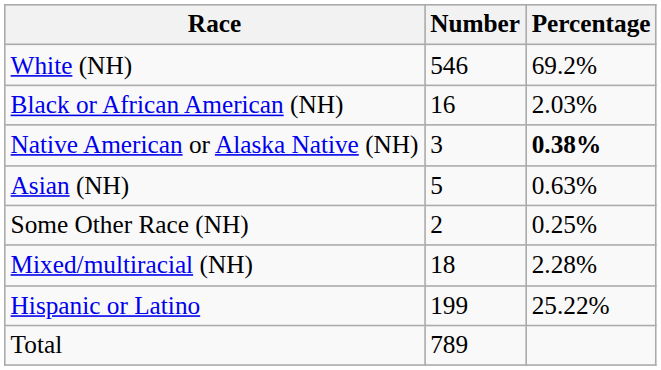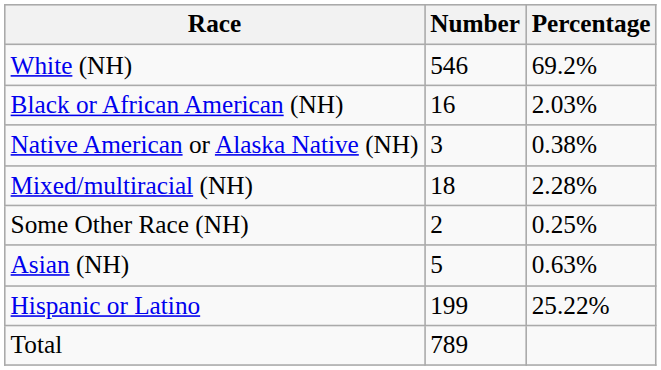(566, 144) bold -> (564, 144) normal
rows swapped: (70, 184) <-> (132, 265)
